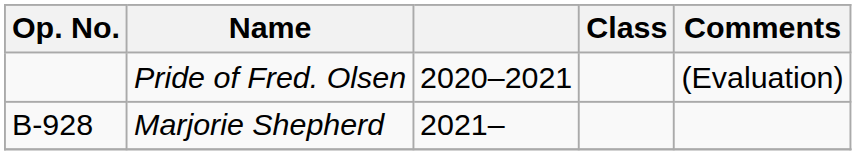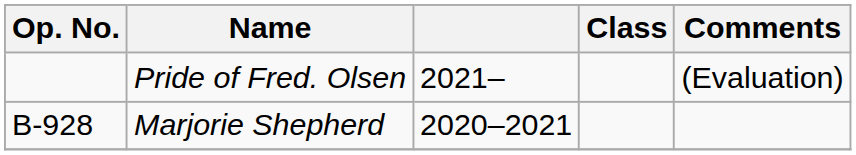(496, 76) 2020–2021 -> (462, 76) 2021–
(462, 125) 2021– -> (496, 125) 2020–2021
